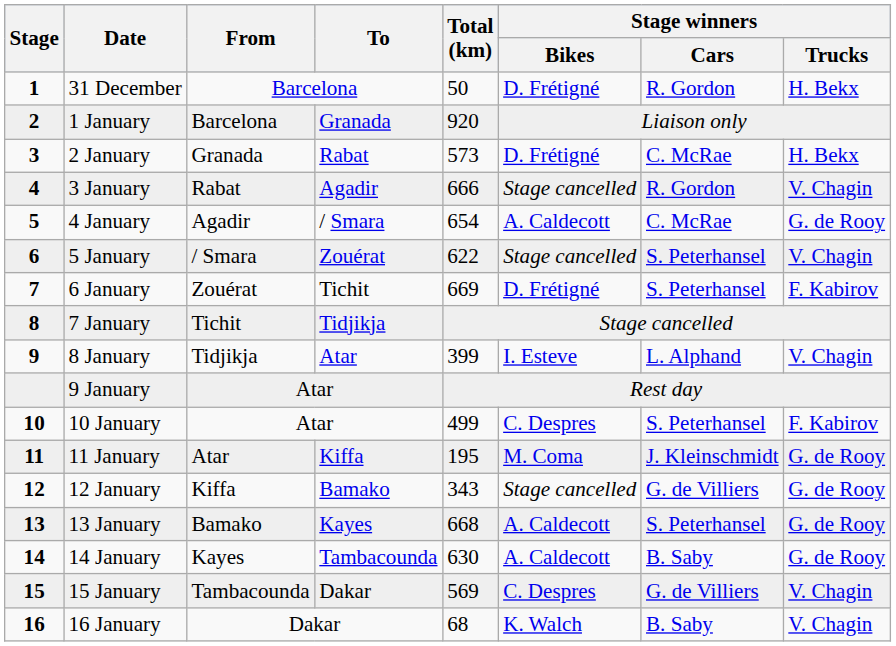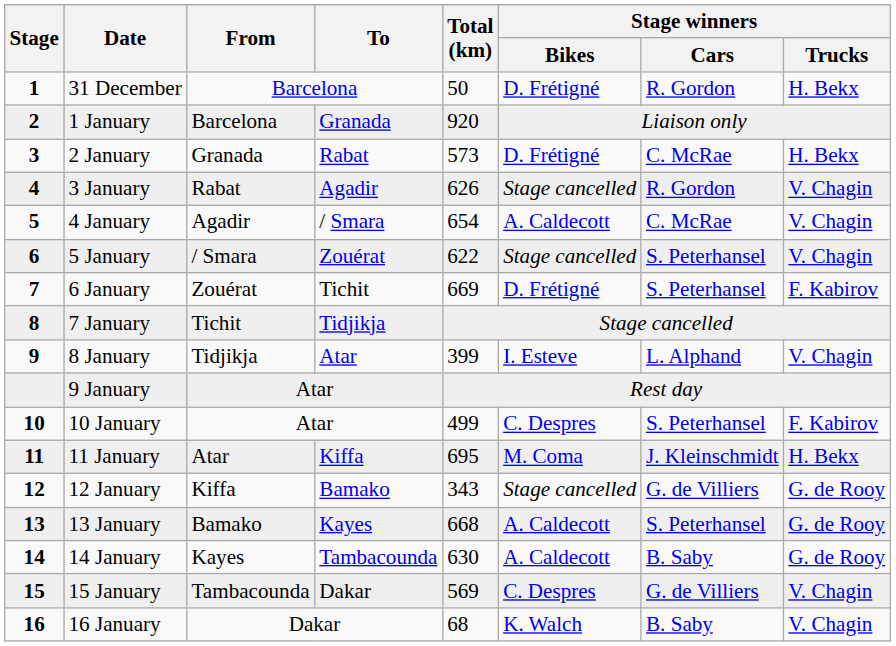(463, 188) 666 -> (463, 188) 626
(837, 222) G. de Rooy -> (830, 222) V. Chagin
(463, 456) 195 -> (463, 456) 695
(837, 456) G. de Rooy -> (824, 456) H. Bekx
